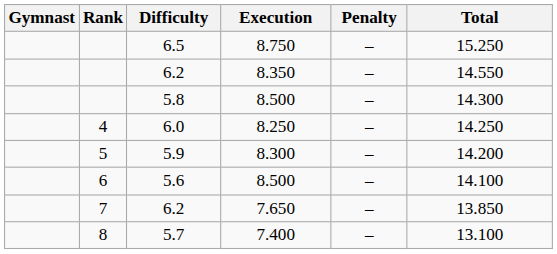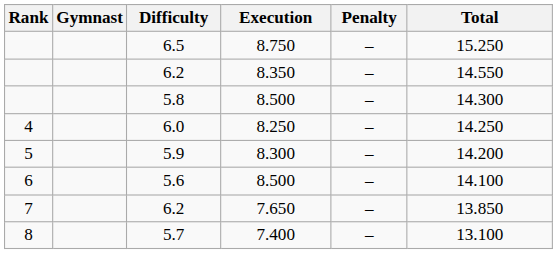columns swapped: (103, 18) <-> (42, 18)
